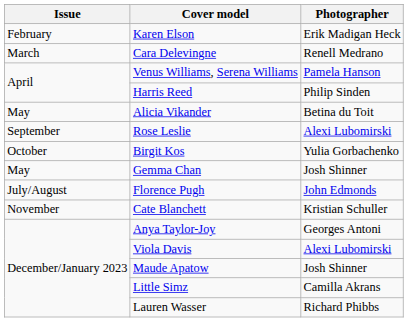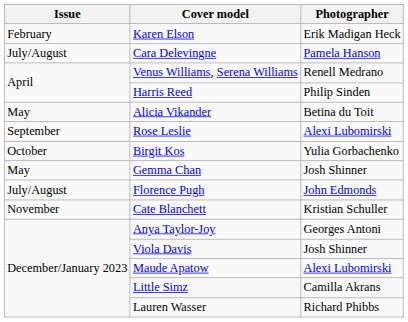(23, 53) March -> (37, 53) July/August
(343, 53) Renell Medrano -> (342, 53) Pamela Hanson
(342, 72) Pamela Hanson -> (343, 72) Renell Medrano
(347, 248) Alexi Lubomirski -> (335, 248) Josh Shinner
(335, 268) Josh Shinner -> (347, 268) Alexi Lubomirski
